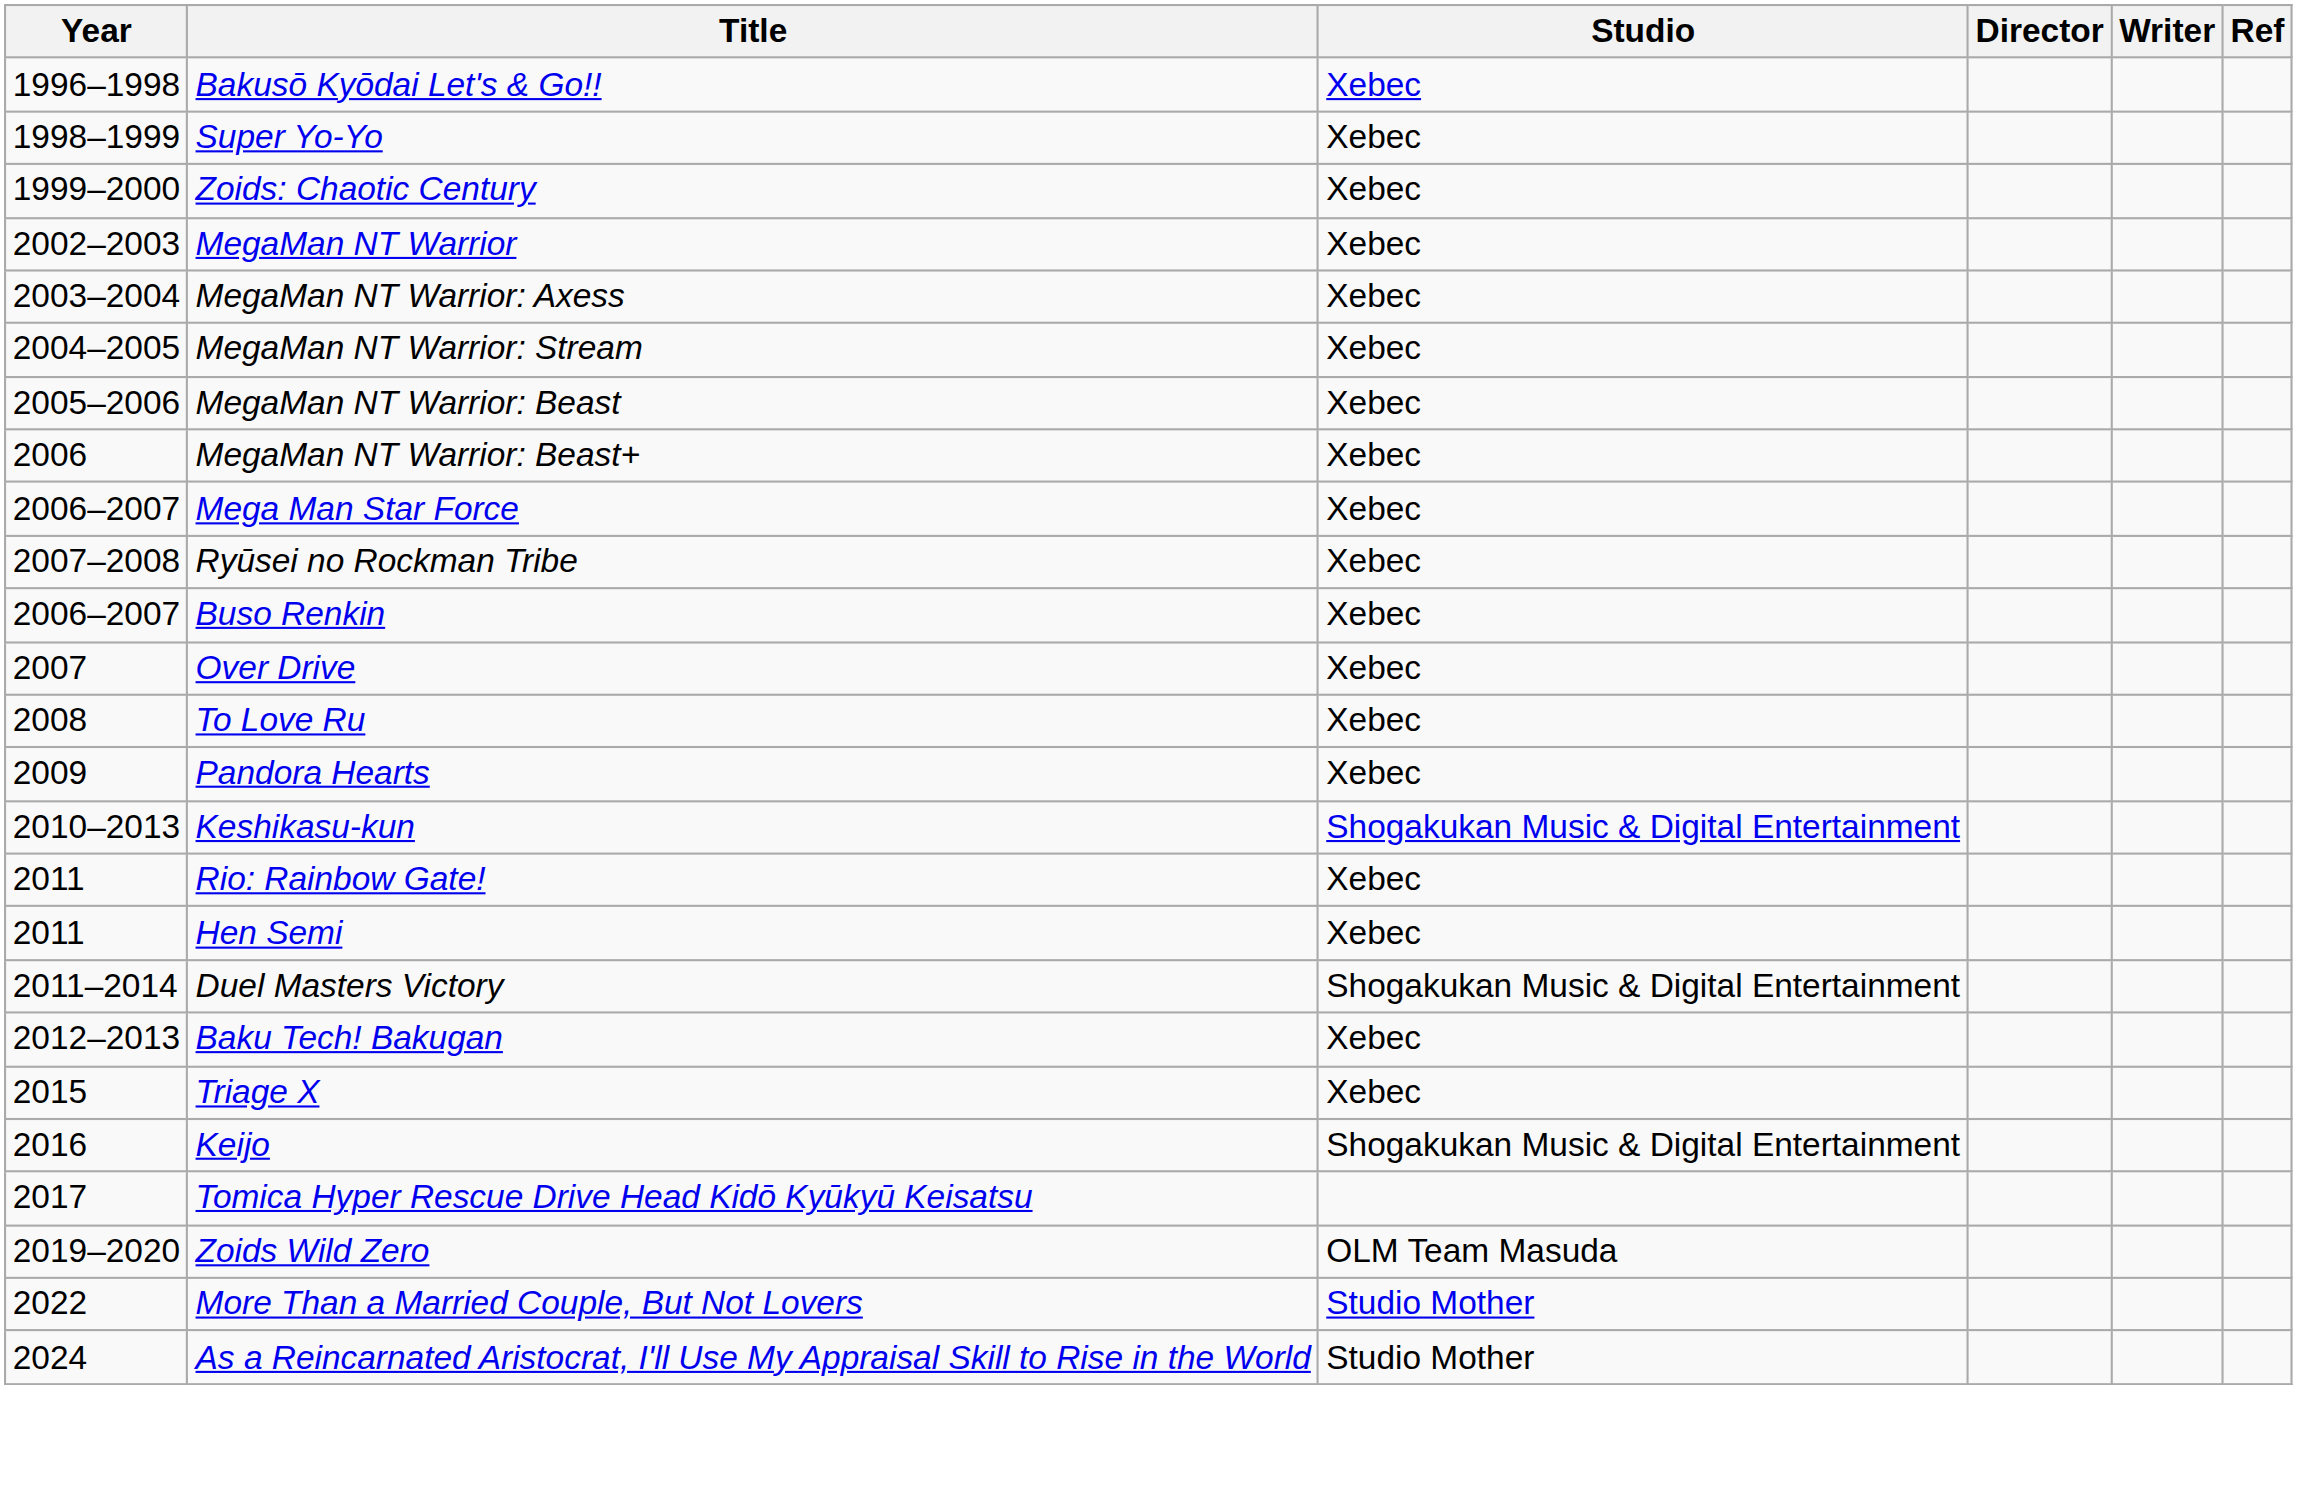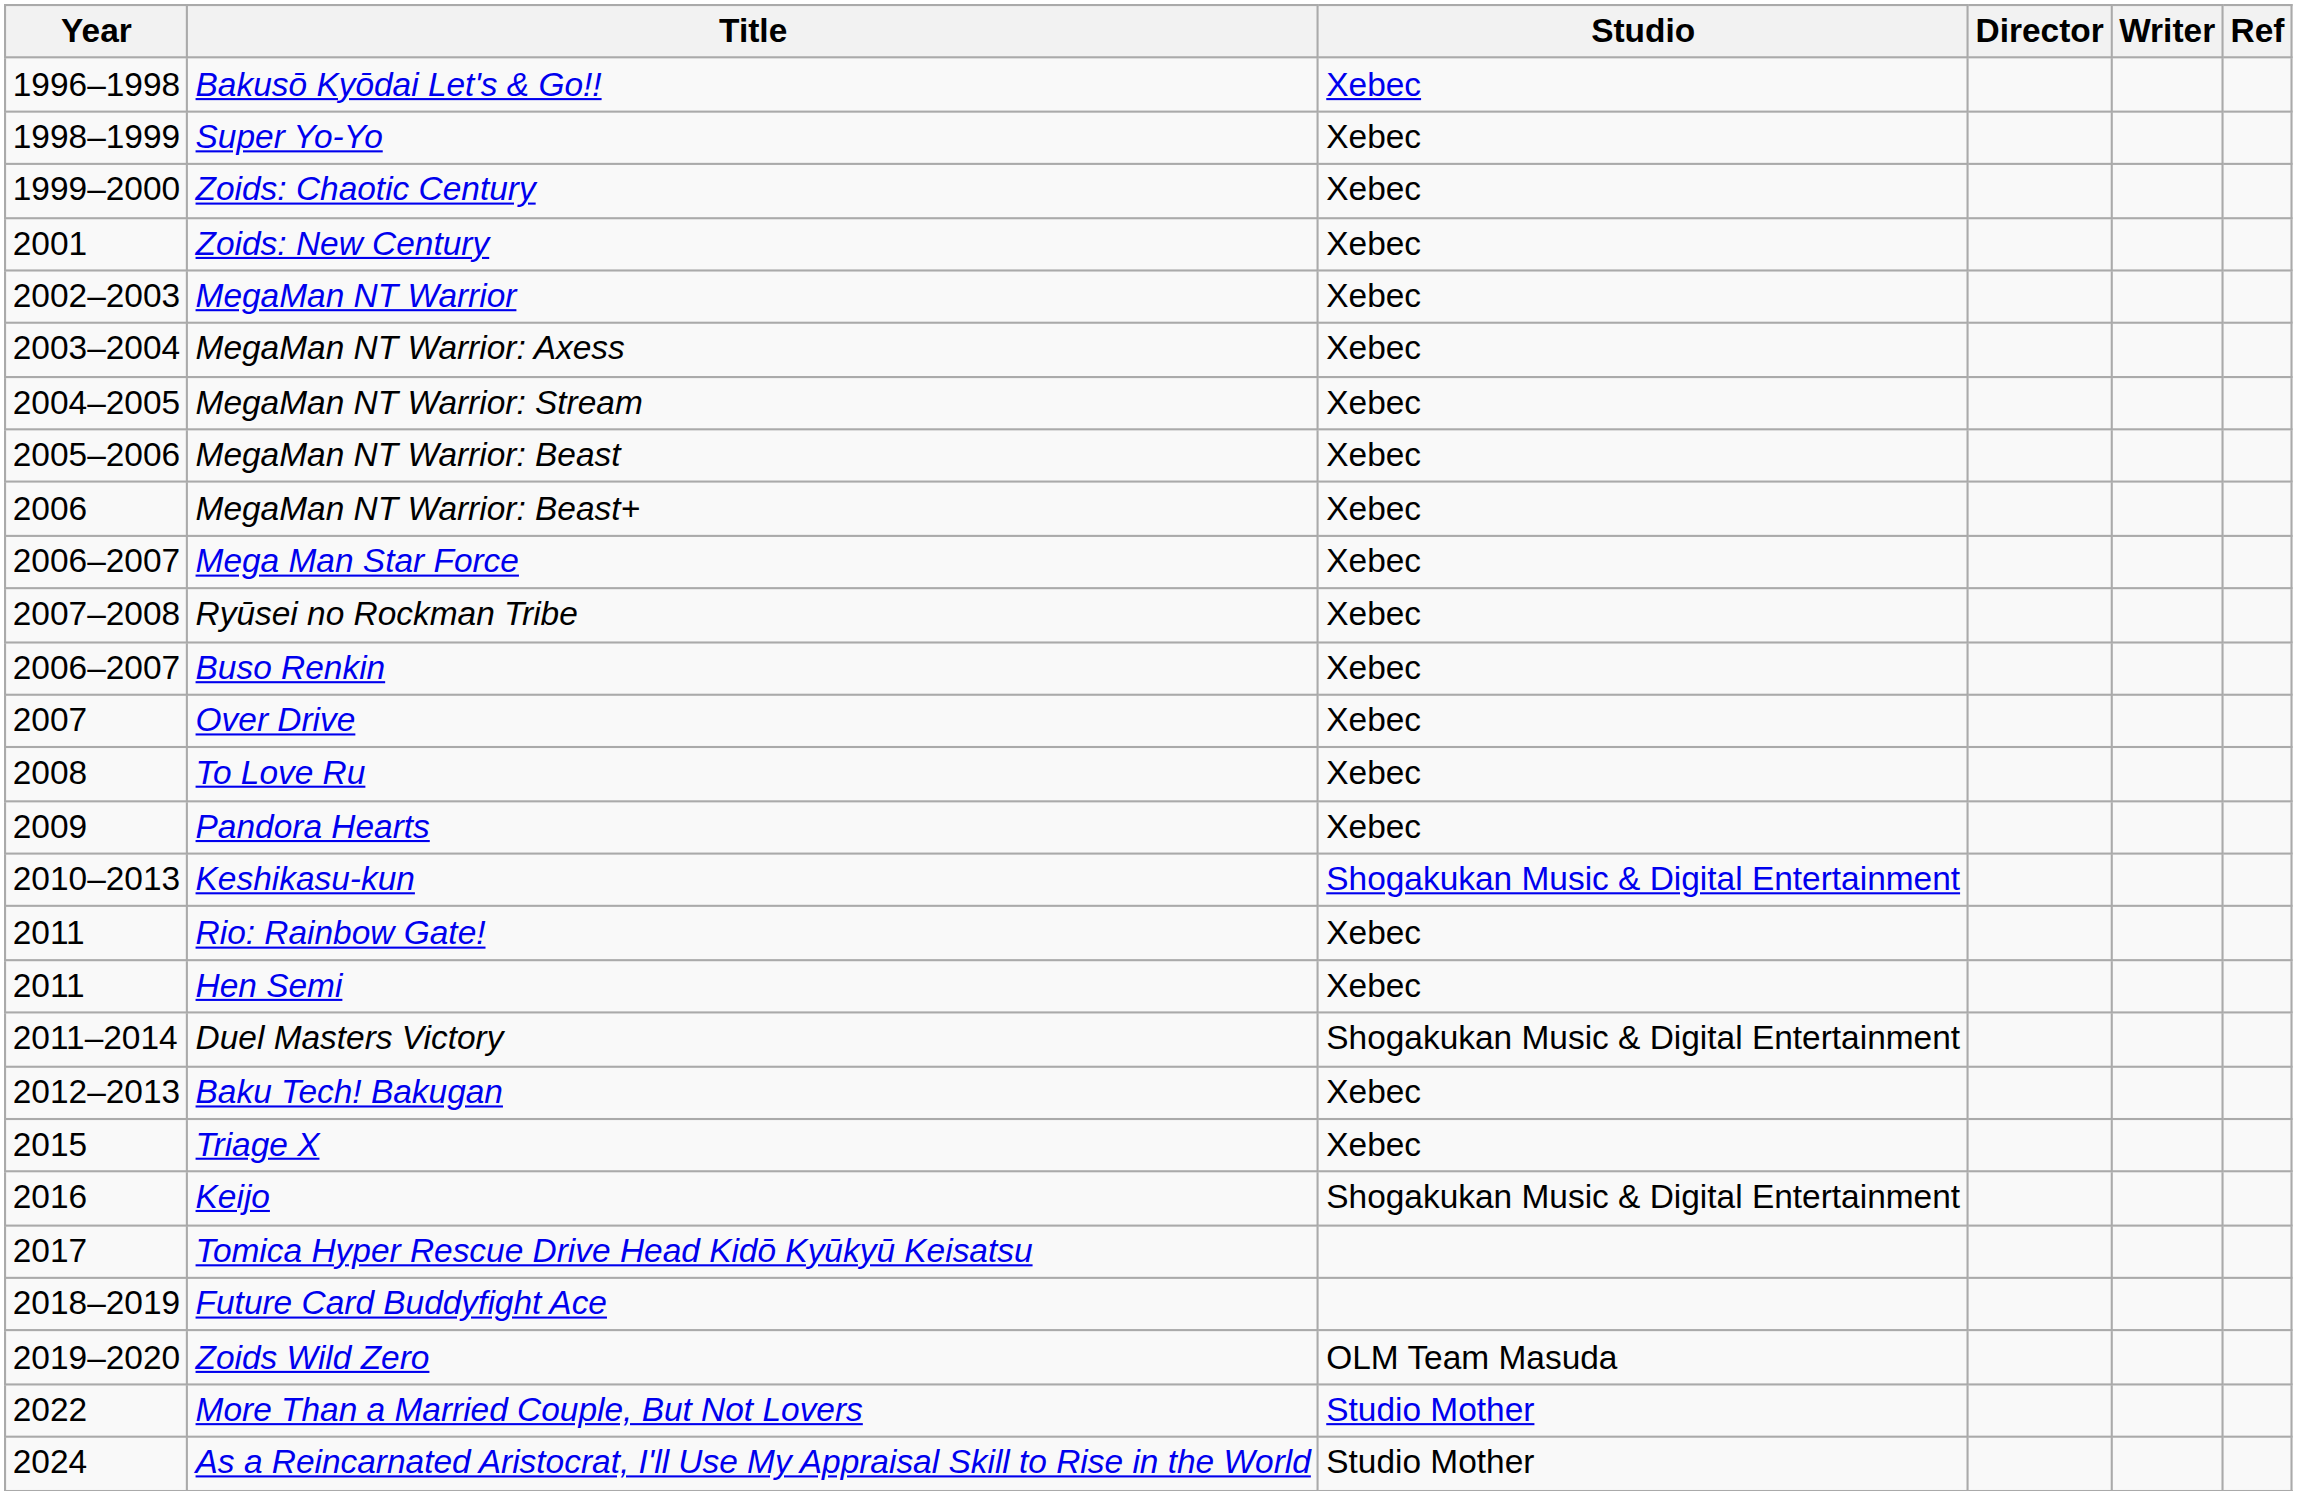+ row: (342, 243)
+ row: (401, 1303)
